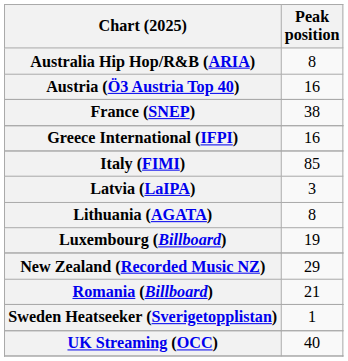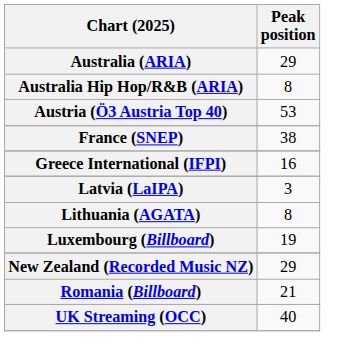+ row: (131, 61)
(312, 86) 16 -> (288, 112) 53
- row: (143, 163)
- row: (143, 317)
